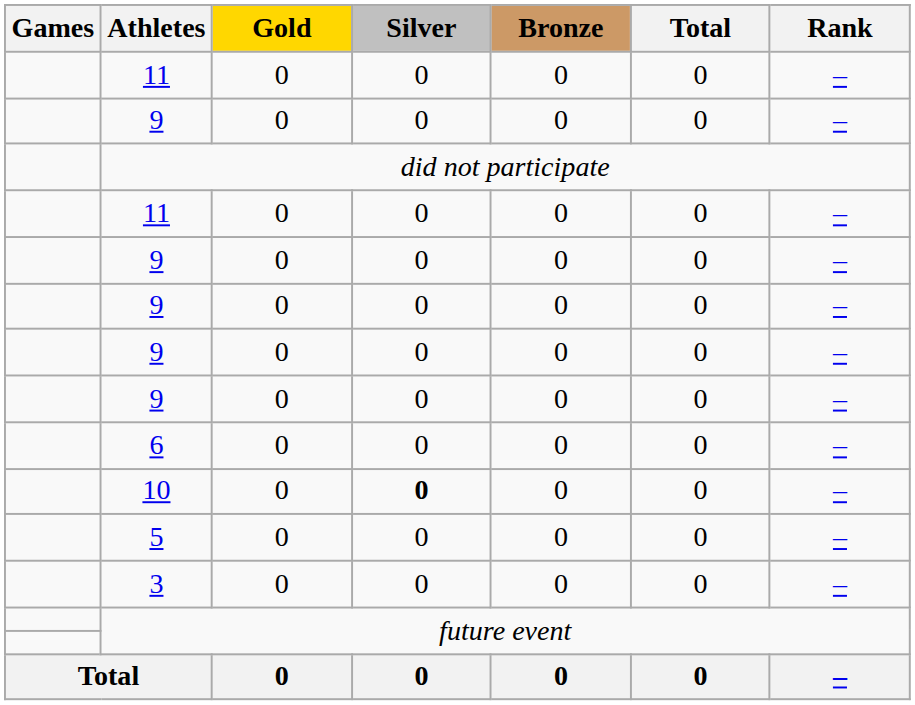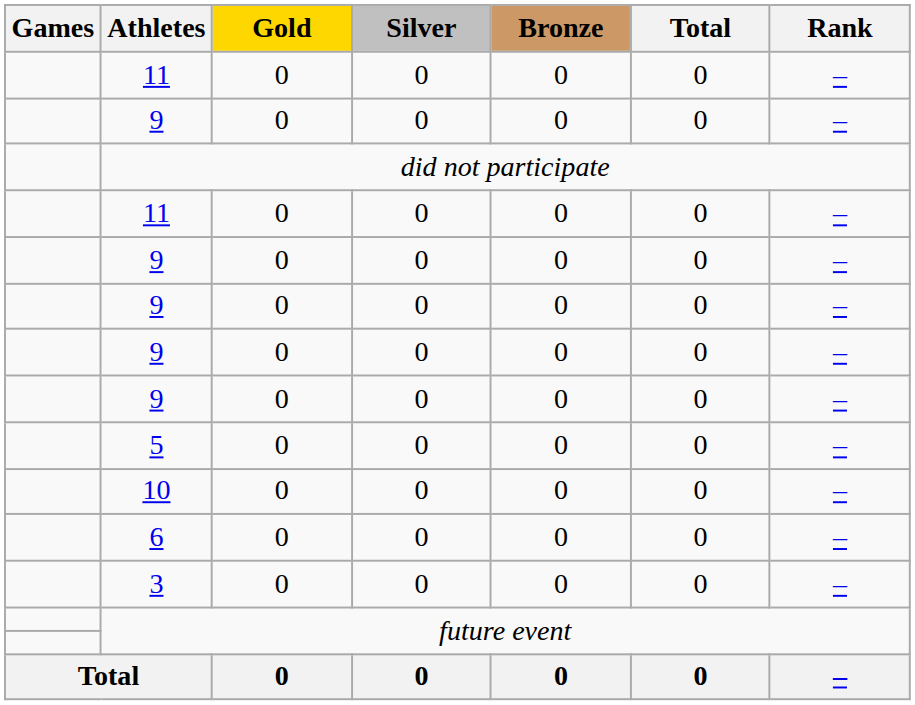rows swapped: (156, 444) <-> (156, 537)
(421, 491) bold -> (421, 491) normal
